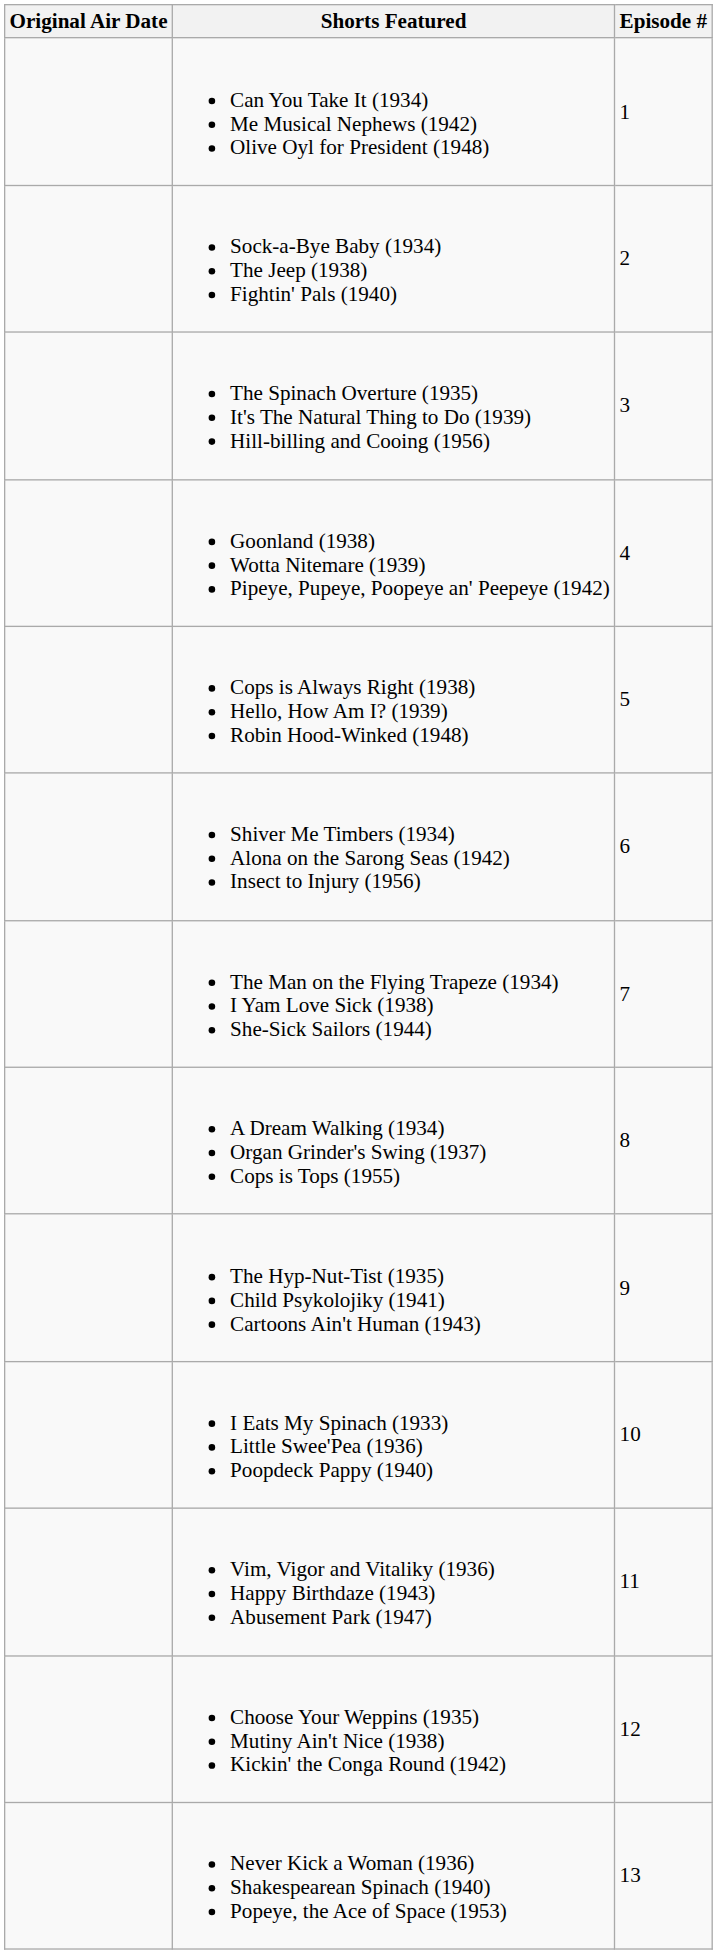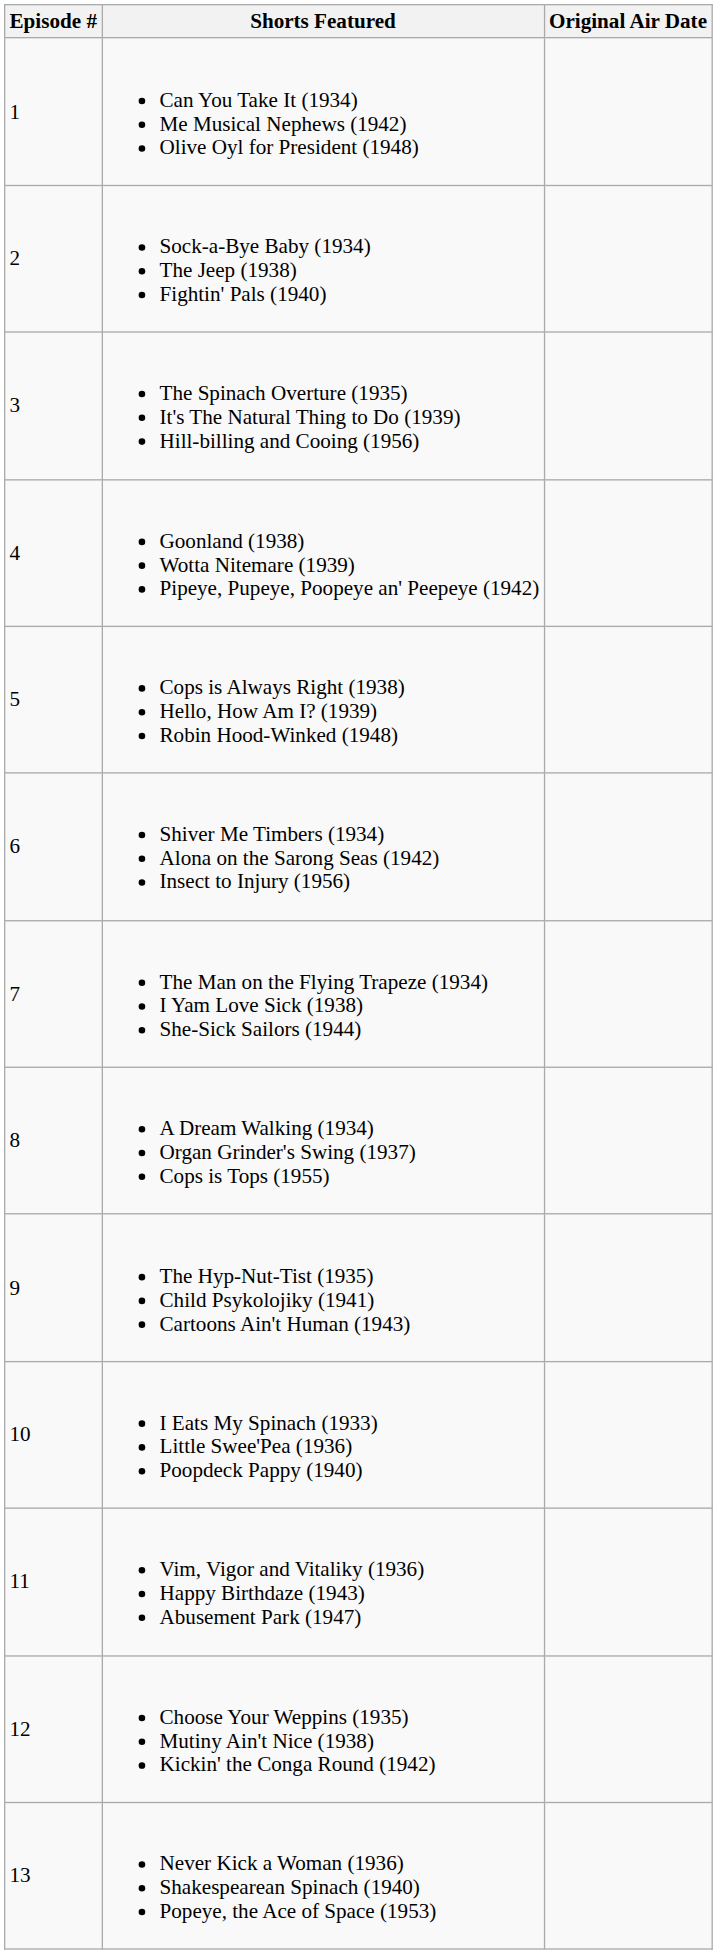columns swapped: (663, 21) <-> (89, 21)
